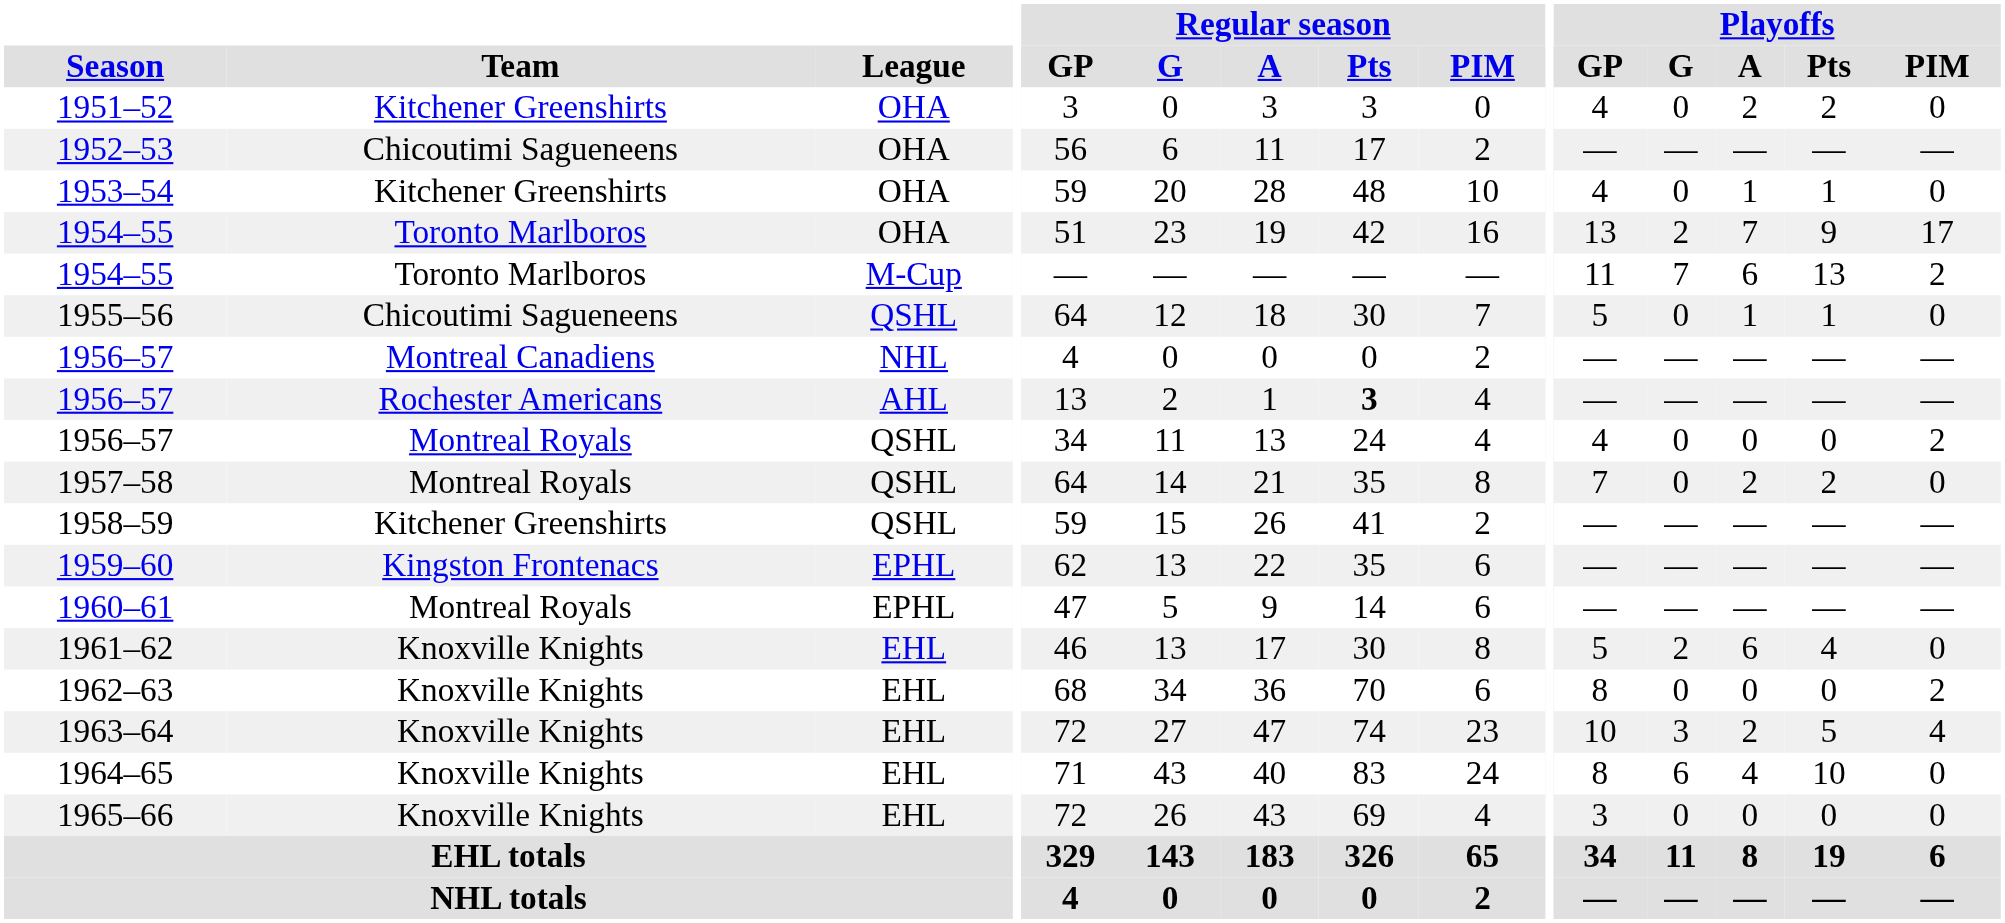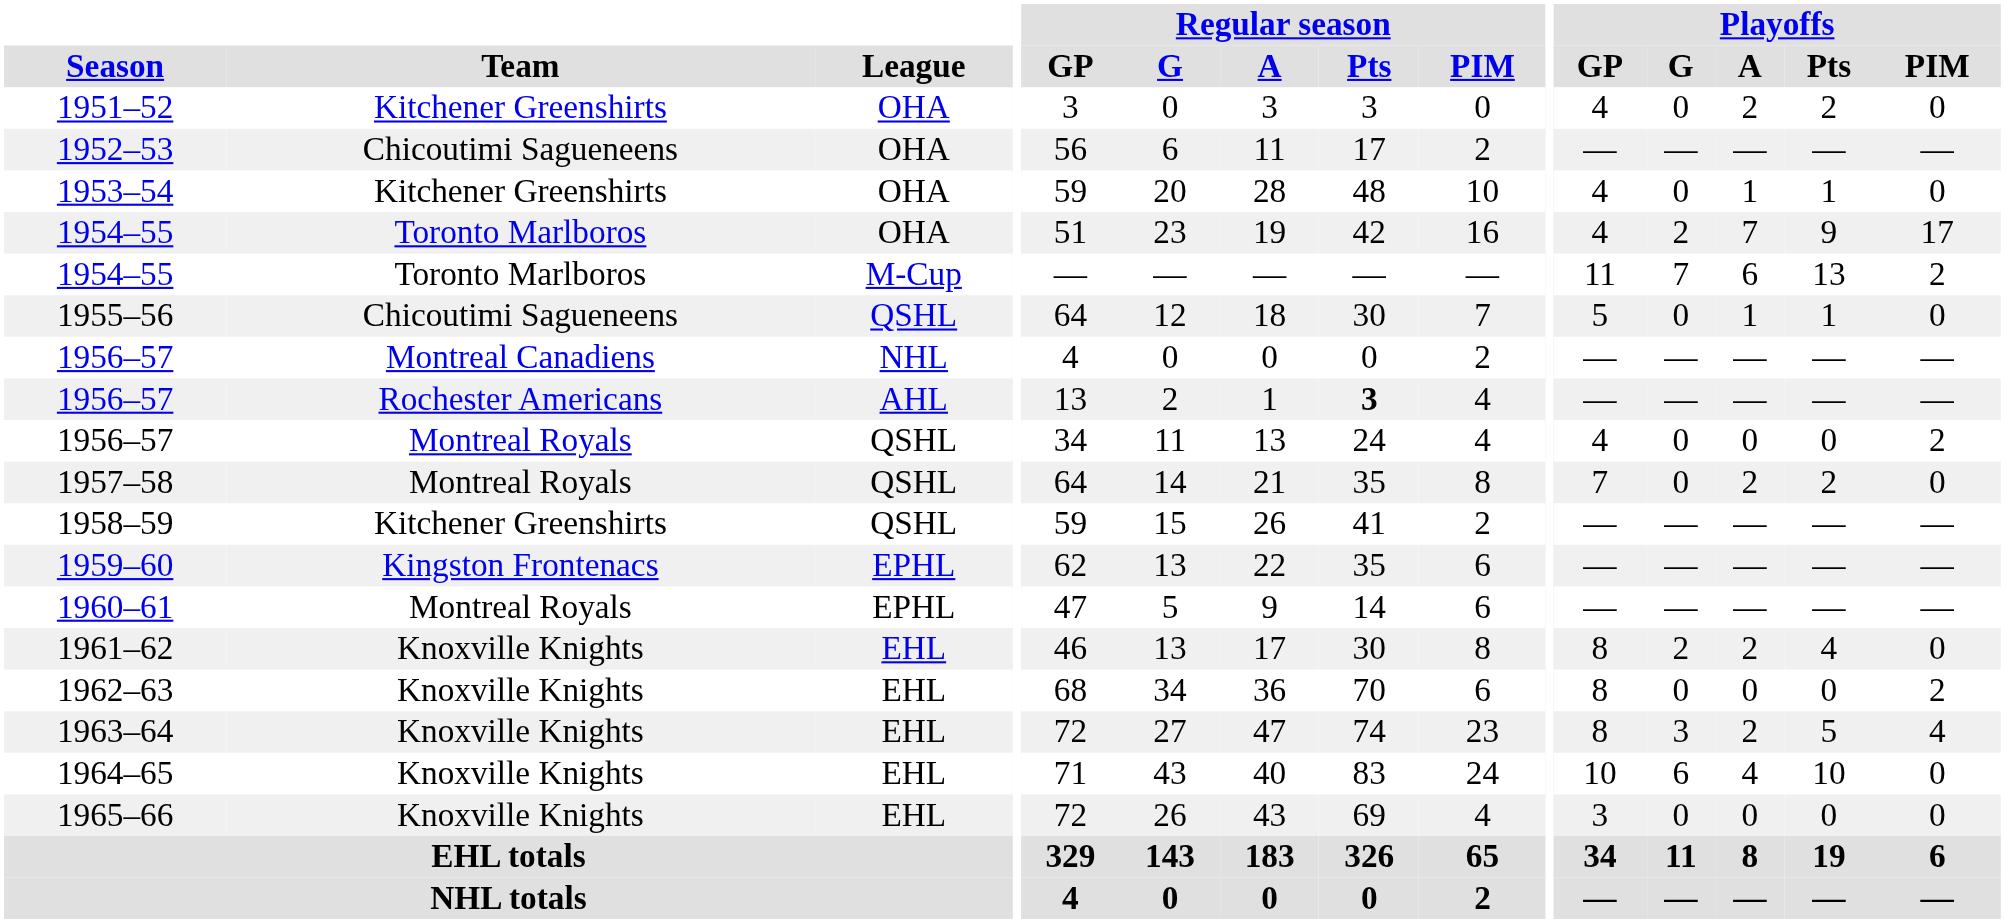(1600, 232) 13 -> (1600, 232) 4
(1600, 648) 5 -> (1600, 648) 8
(1750, 648) 6 -> (1750, 648) 2
(1600, 731) 10 -> (1600, 731) 8
(1600, 773) 8 -> (1600, 773) 10
